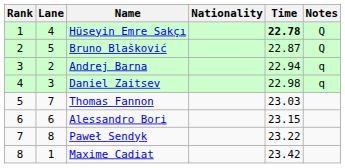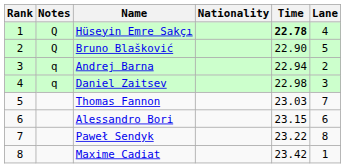columns swapped: (51, 13) <-> (322, 13)
(284, 48) 22.87 -> (291, 48) 22.90
